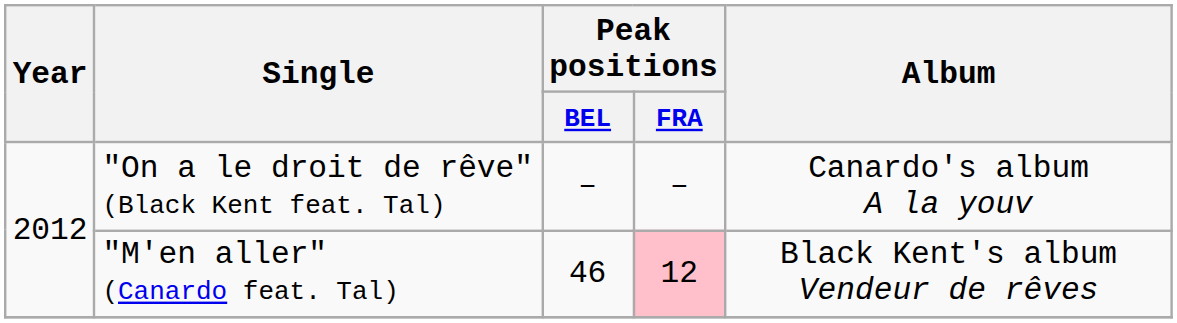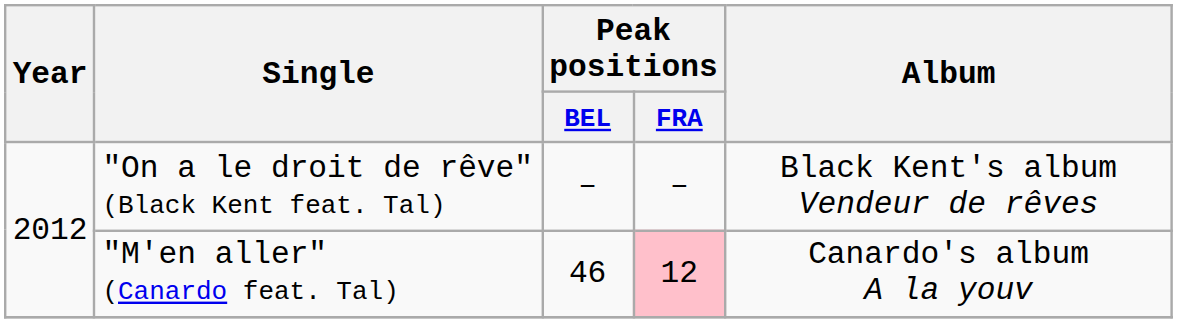(949, 186) Canardo's album A la youv -> (949, 186) Black Kent's album Vendeur de rêves
(949, 273) Black Kent's album Vendeur de rêves -> (949, 273) Canardo's album A la youv
